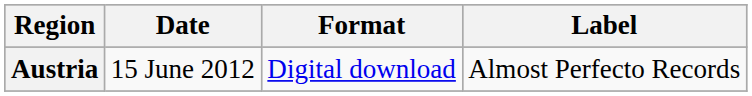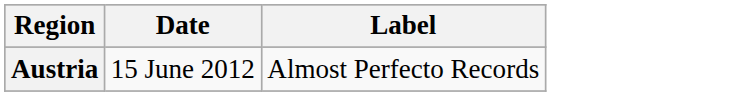- column: (362, 25)
